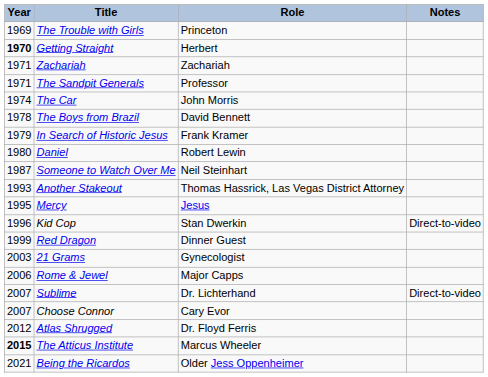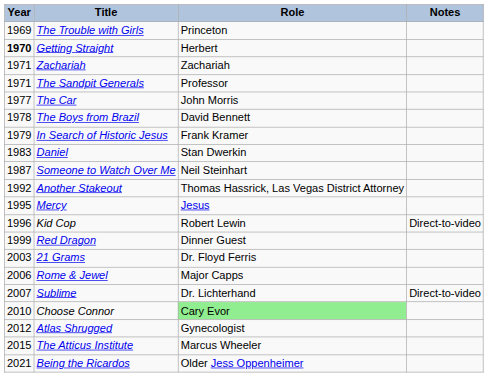(19, 100) 1974 -> (19, 100) 1977
(19, 153) 1980 -> (19, 153) 1983
(213, 153) Robert Lewin -> (214, 153) Stan Dwerkin
(19, 188) 1993 -> (19, 188) 1992
(214, 223) Stan Dwerkin -> (213, 223) Robert Lewin
(213, 258) Gynecologist -> (218, 258) Dr. Floyd Ferris
(19, 310) 2007 -> (19, 310) 2010
(205, 310) no background -> (205, 310) lightgreen background
(218, 328) Dr. Floyd Ferris -> (213, 328) Gynecologist
(19, 345) bold -> (19, 345) normal
